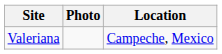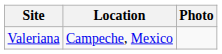columns swapped: (160, 16) <-> (83, 16)
